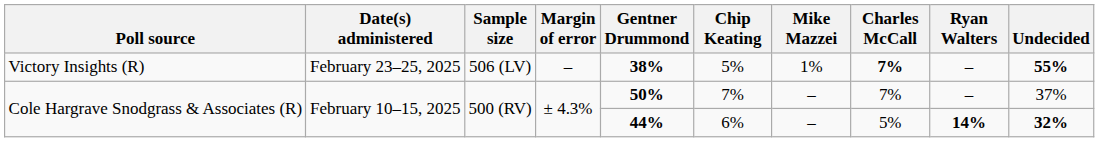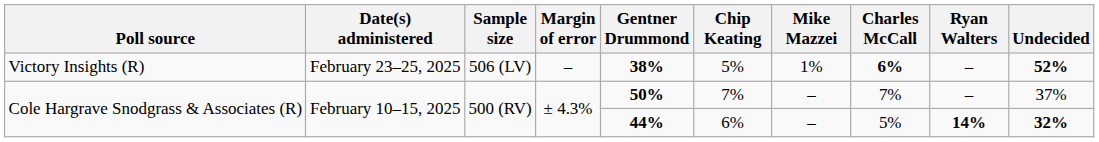(890, 66) 7% -> (890, 66) 6%
(1051, 66) 55% -> (1051, 66) 52%
